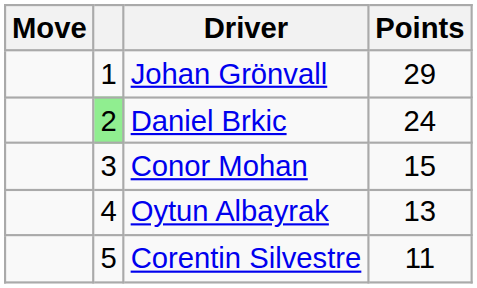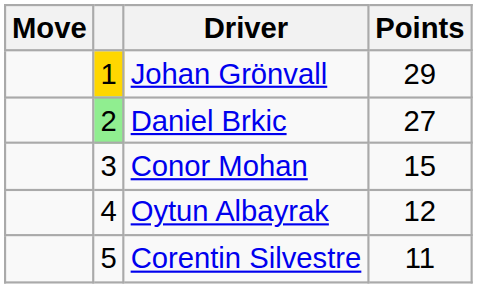(109, 74) no background -> (109, 74) gold background
(420, 120) 24 -> (420, 120) 27
(420, 212) 13 -> (420, 212) 12
